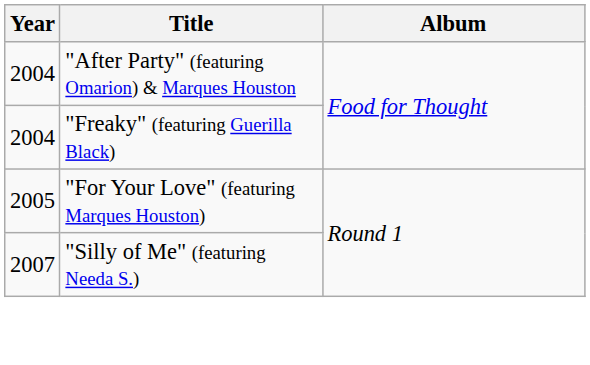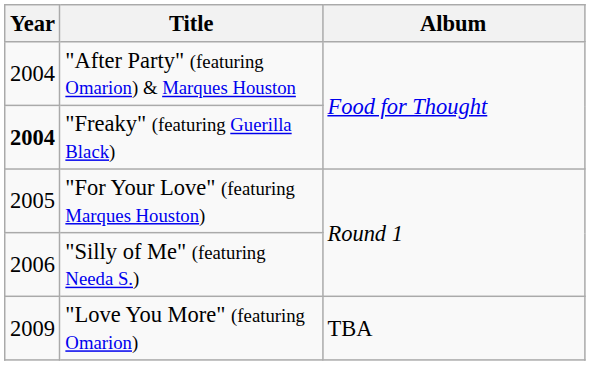(32, 137) normal -> (32, 137) bold
(32, 264) 2007 -> (32, 264) 2006
+ row: (185, 328)
